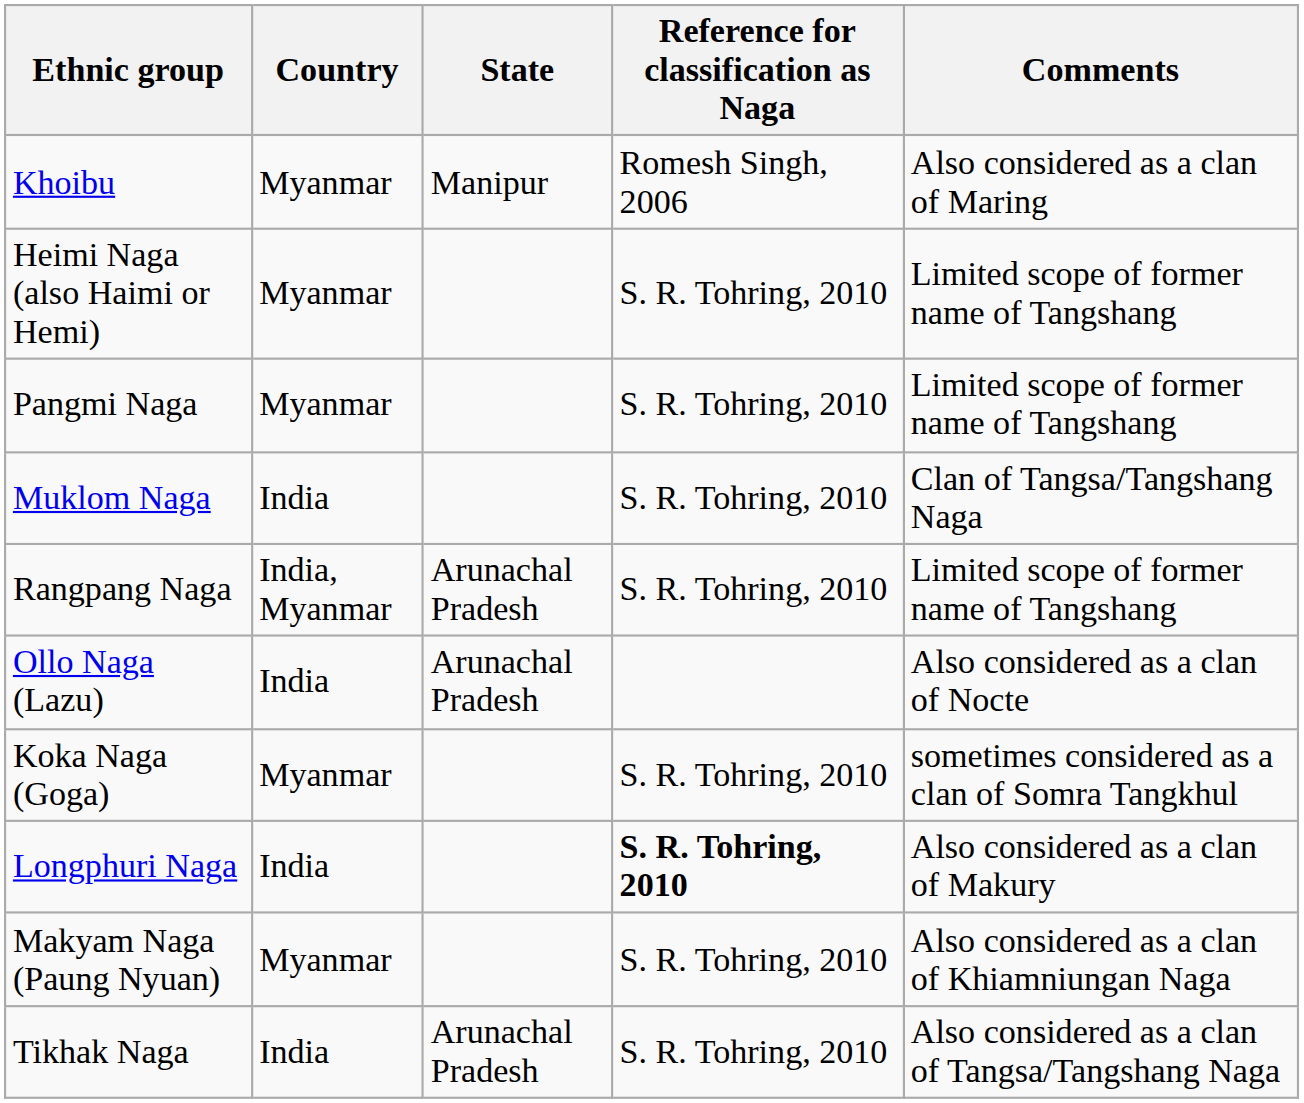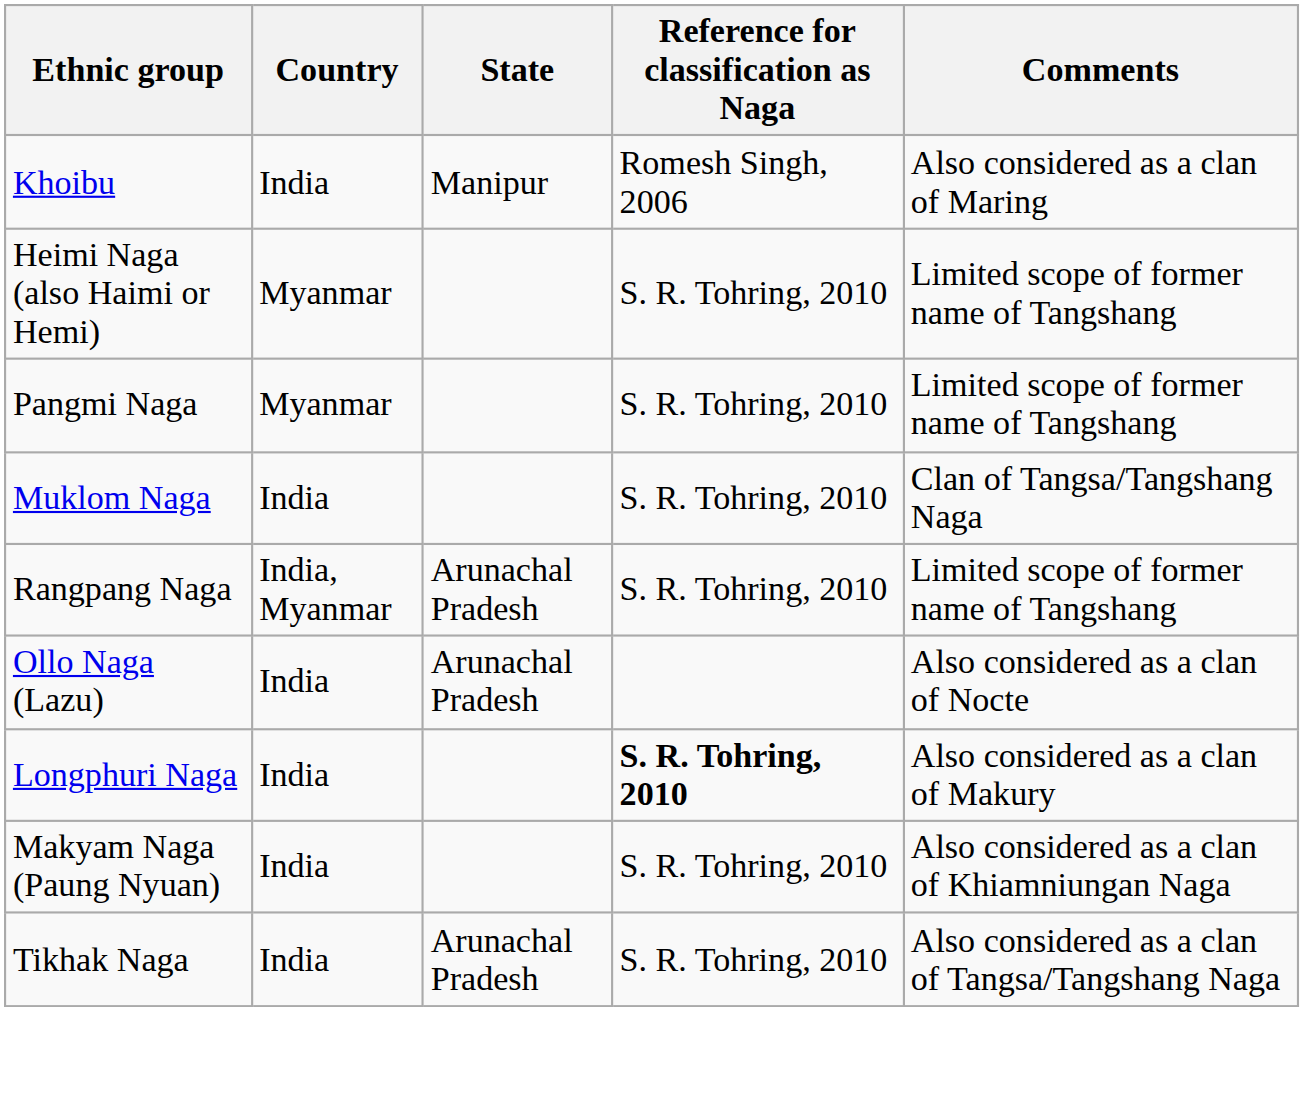(325, 181) Myanmar -> (294, 181) India
- row: (90, 774)
(325, 958) Myanmar -> (294, 866) India
